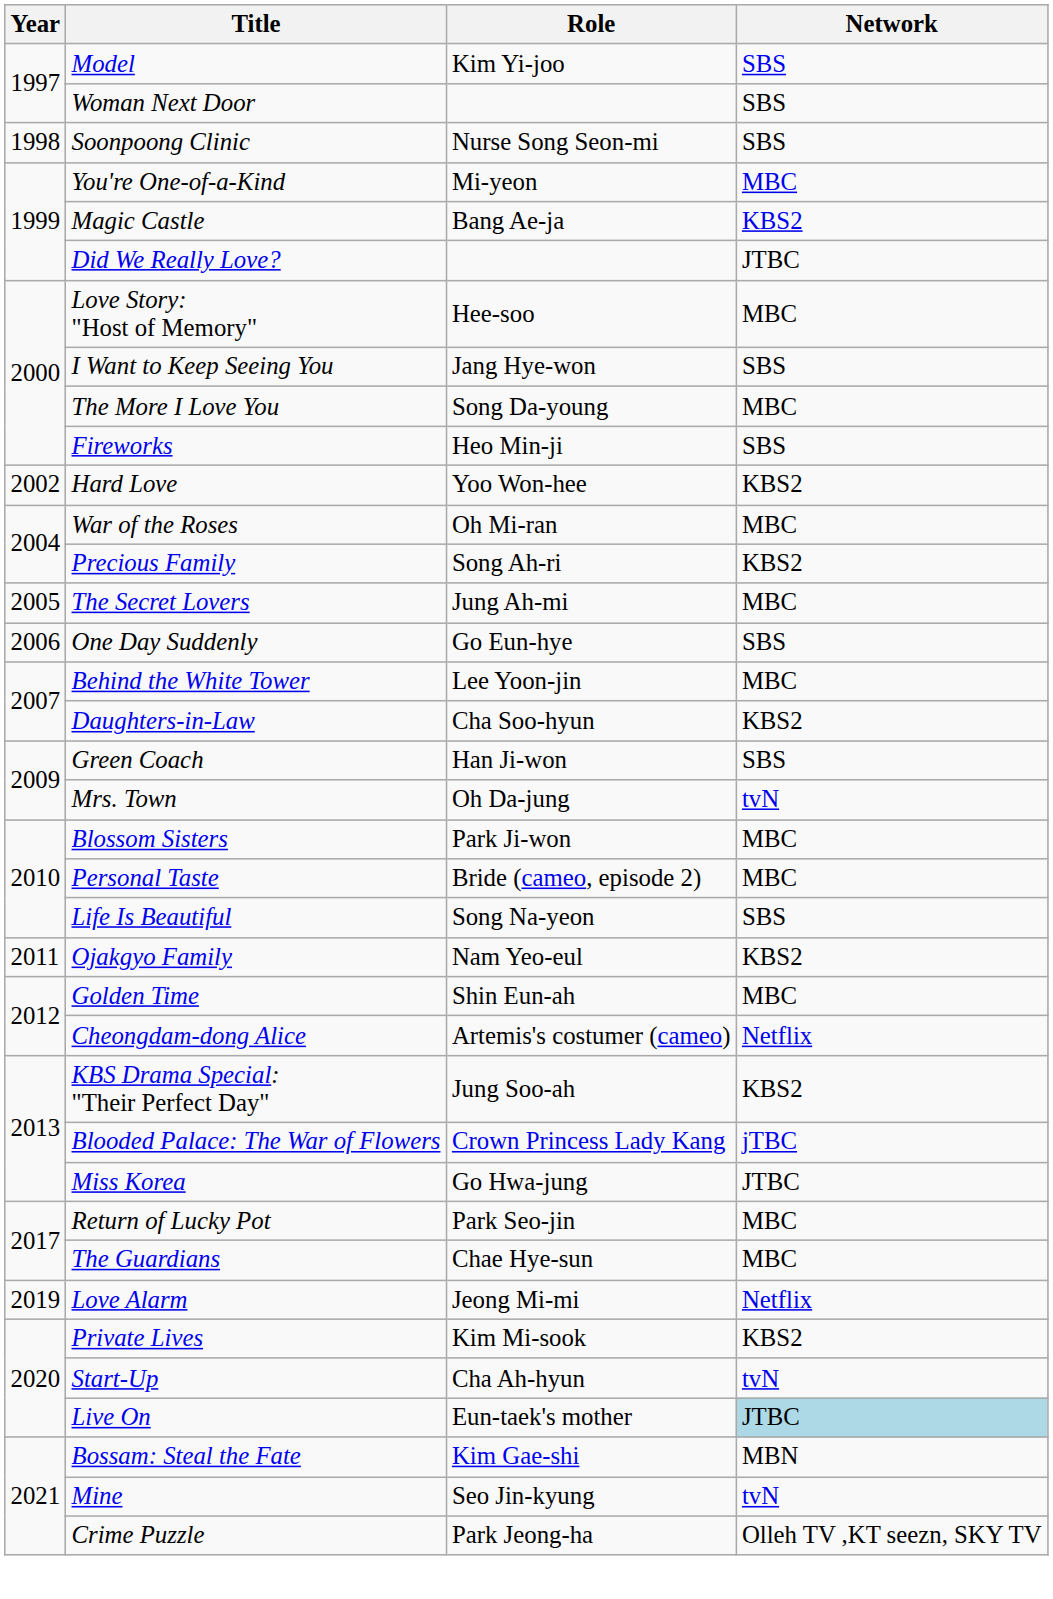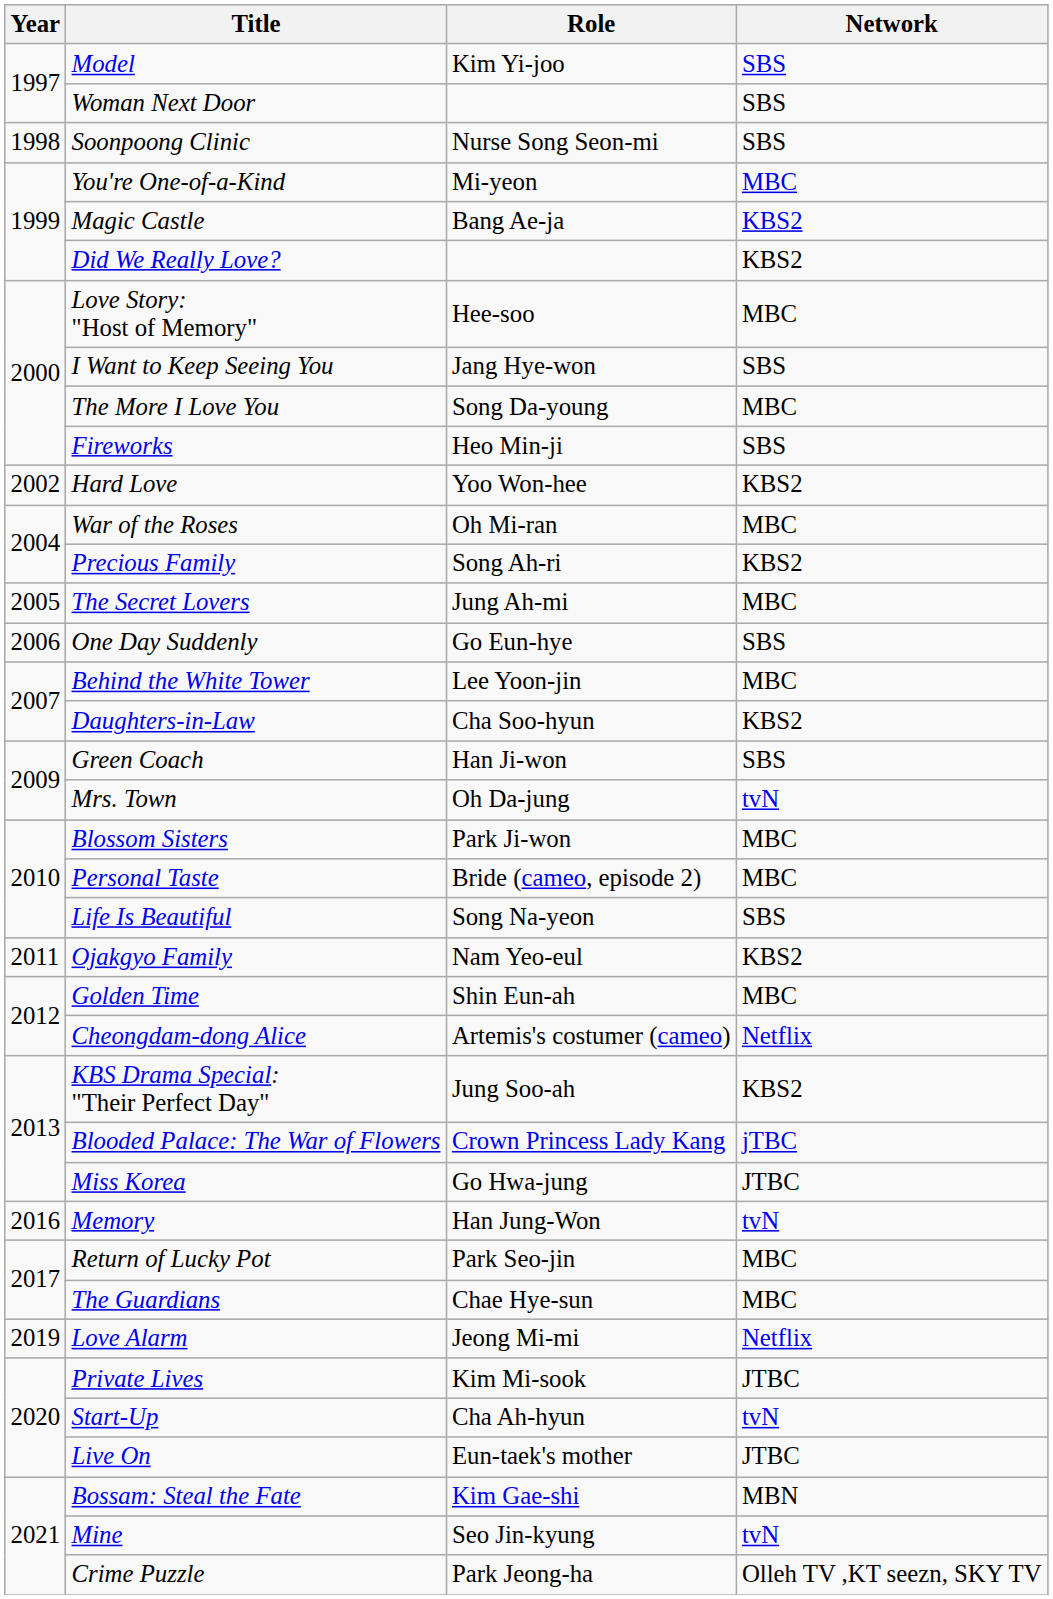(771, 260) JTBC -> (772, 260) KBS2
+ row: (113, 1220)
(772, 1338) KBS2 -> (771, 1377) JTBC
(771, 1417) lightblue background -> (771, 1456) no background
